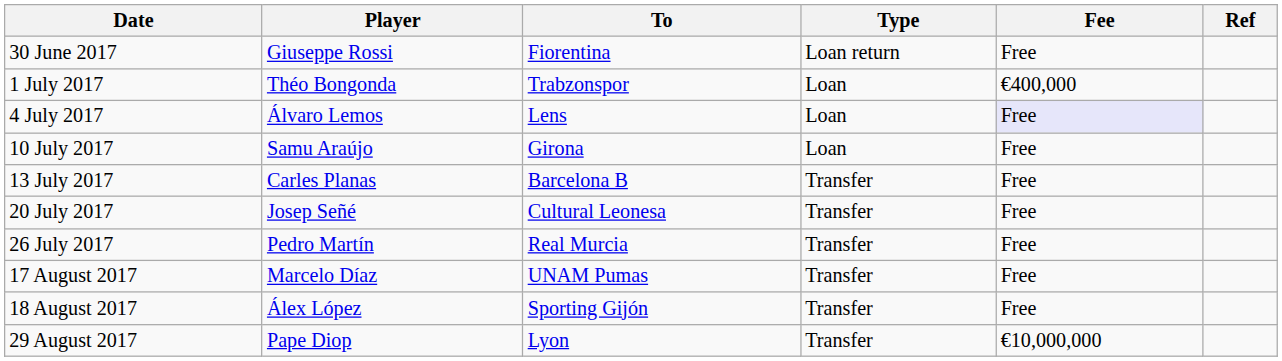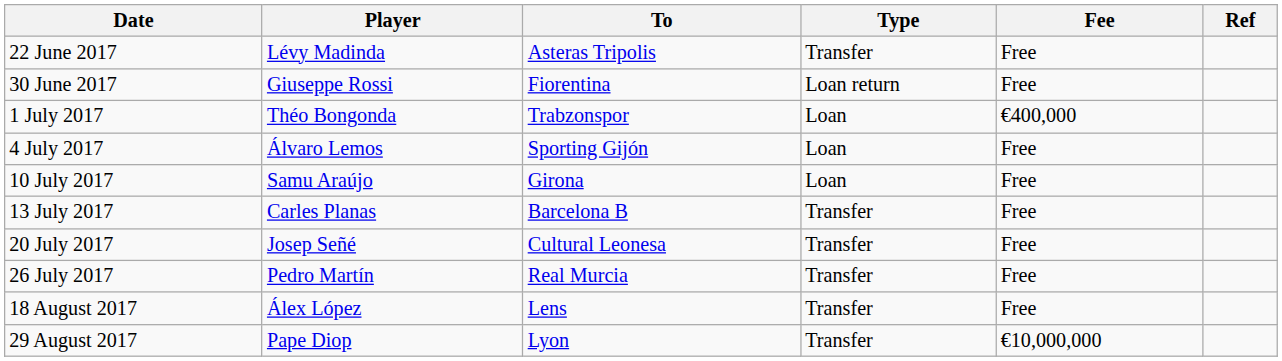+ row: (63, 52)
(547, 116) Lens -> (588, 148) Sporting Gijón
(1019, 116) lavender background -> (1019, 148) no background
- row: (73, 276)
(588, 308) Sporting Gijón -> (547, 308) Lens
